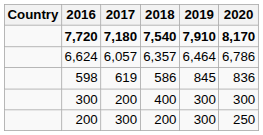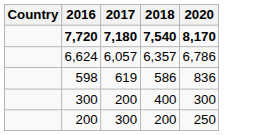- column: (199, 15)
